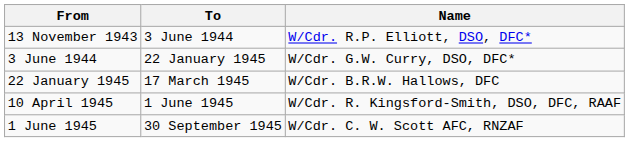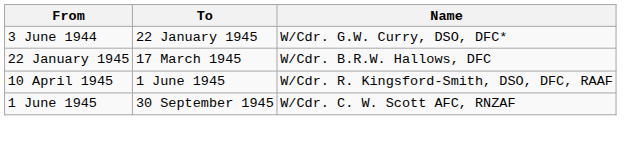- row: (73, 38)
